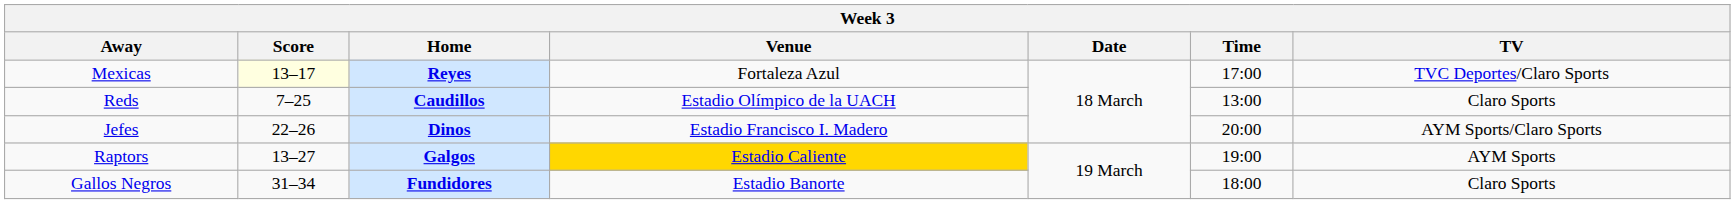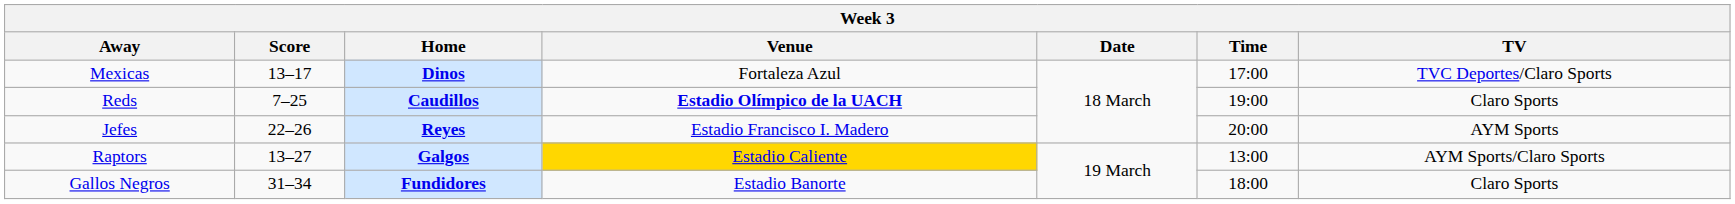(293, 73) lightyellow background -> (290, 73) no background
(449, 73) Reyes -> (443, 73) Dinos
(789, 101) normal -> (790, 101) bold
(1242, 101) 13:00 -> (1248, 101) 19:00
(449, 128) Dinos -> (443, 128) Reyes
(1512, 128) AYM Sports/Claro Sports -> (1514, 128) AYM Sports
(1242, 156) 19:00 -> (1248, 156) 13:00
(1512, 156) AYM Sports -> (1514, 156) AYM Sports/Claro Sports
